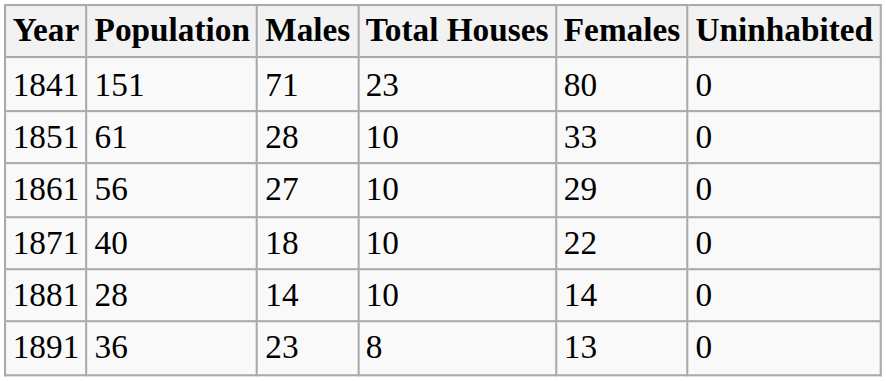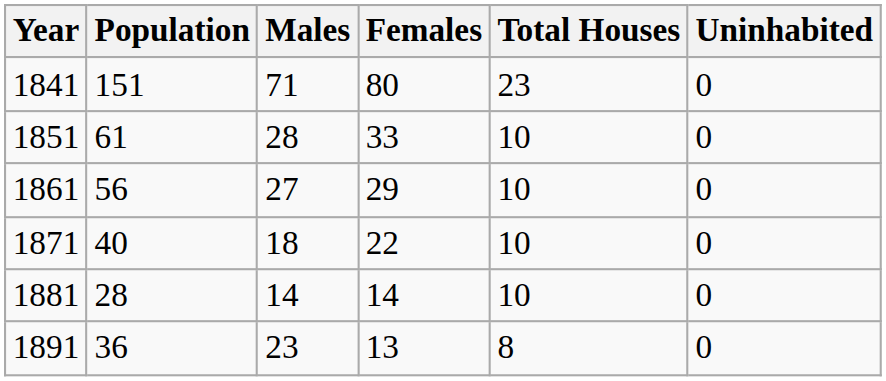columns swapped: (622, 30) <-> (457, 30)
